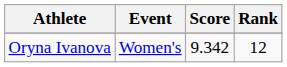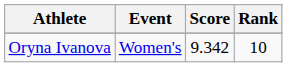(258, 47) 12 -> (258, 47) 10
